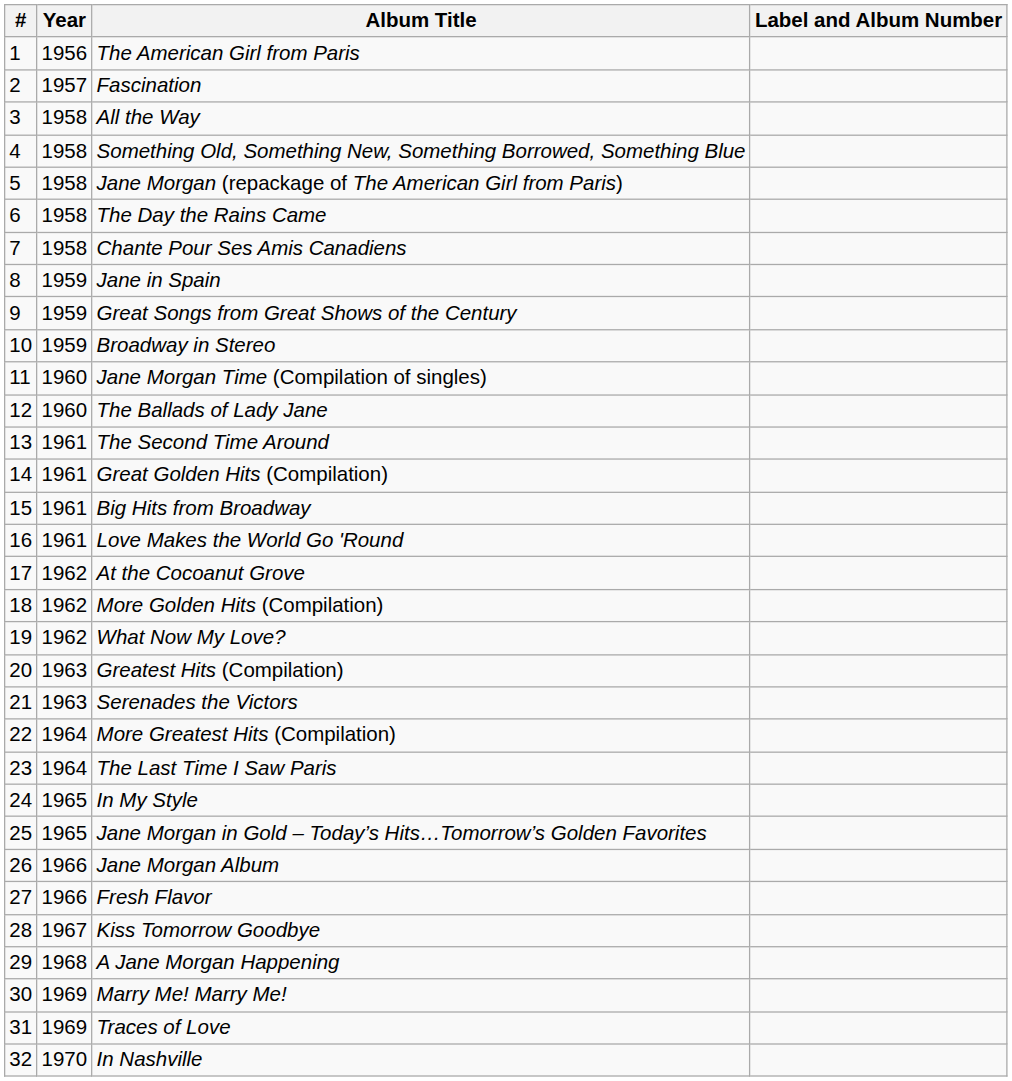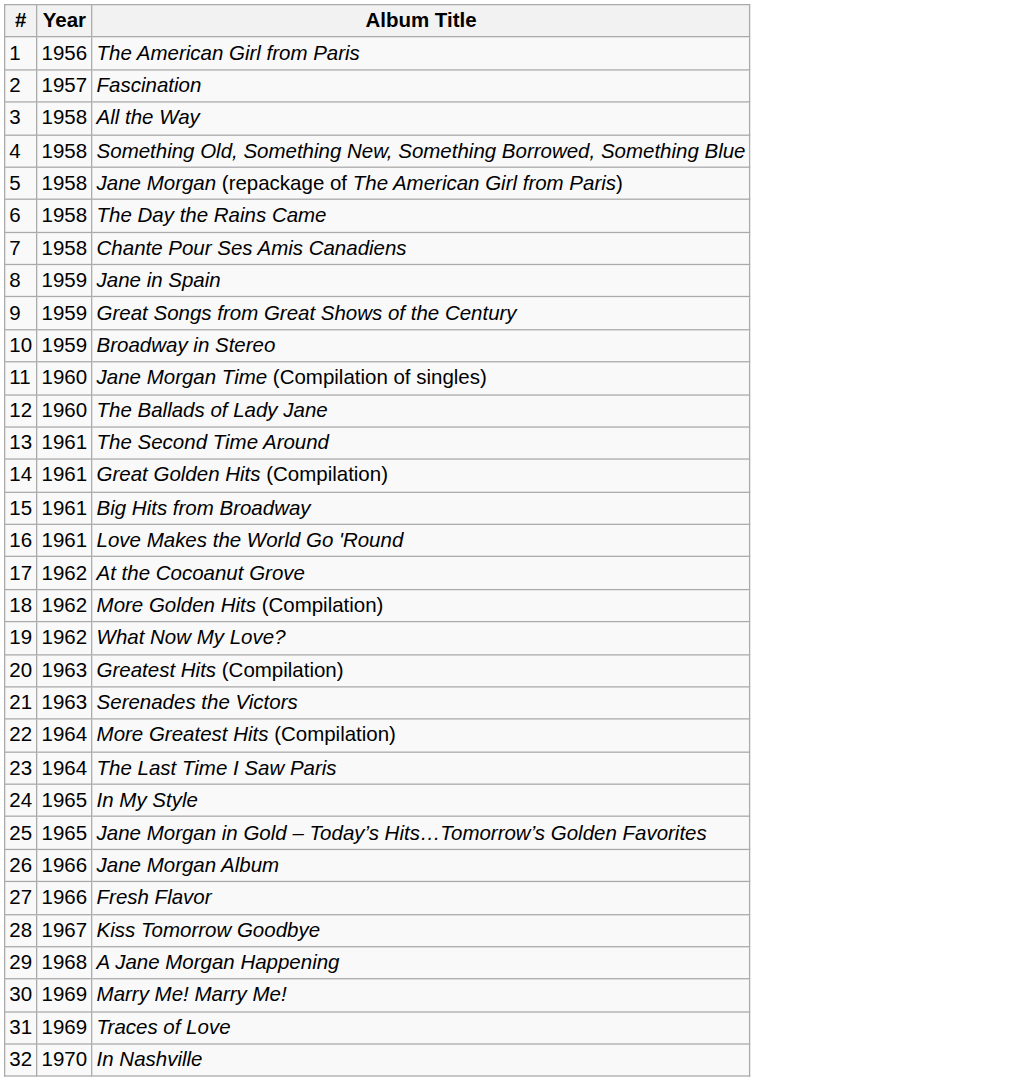- column: (879, 20)
